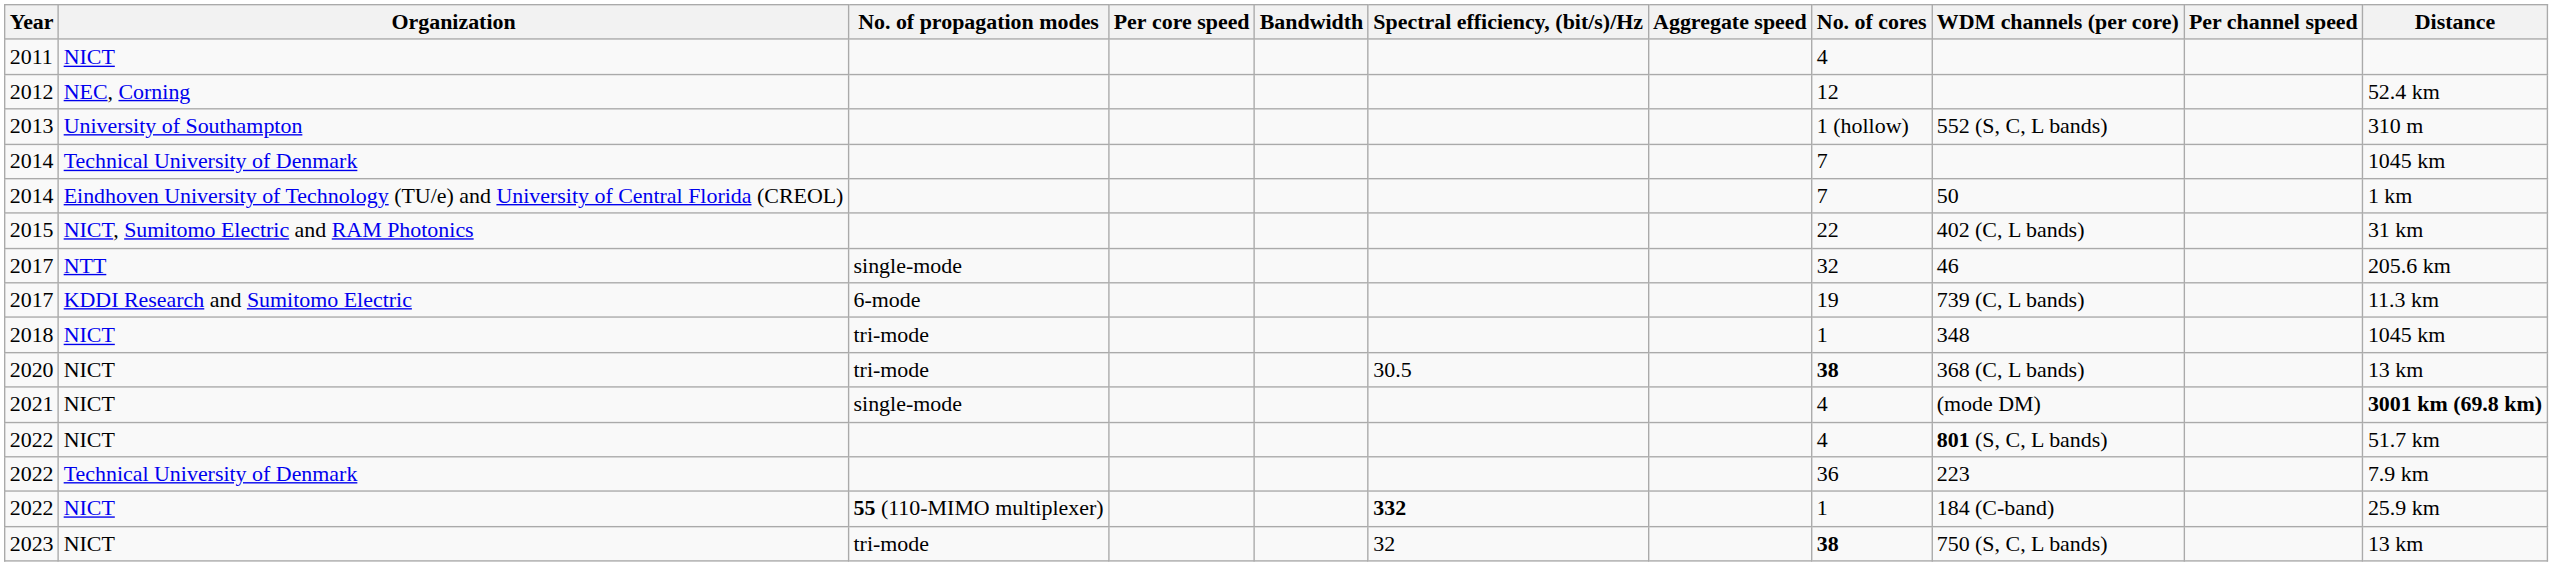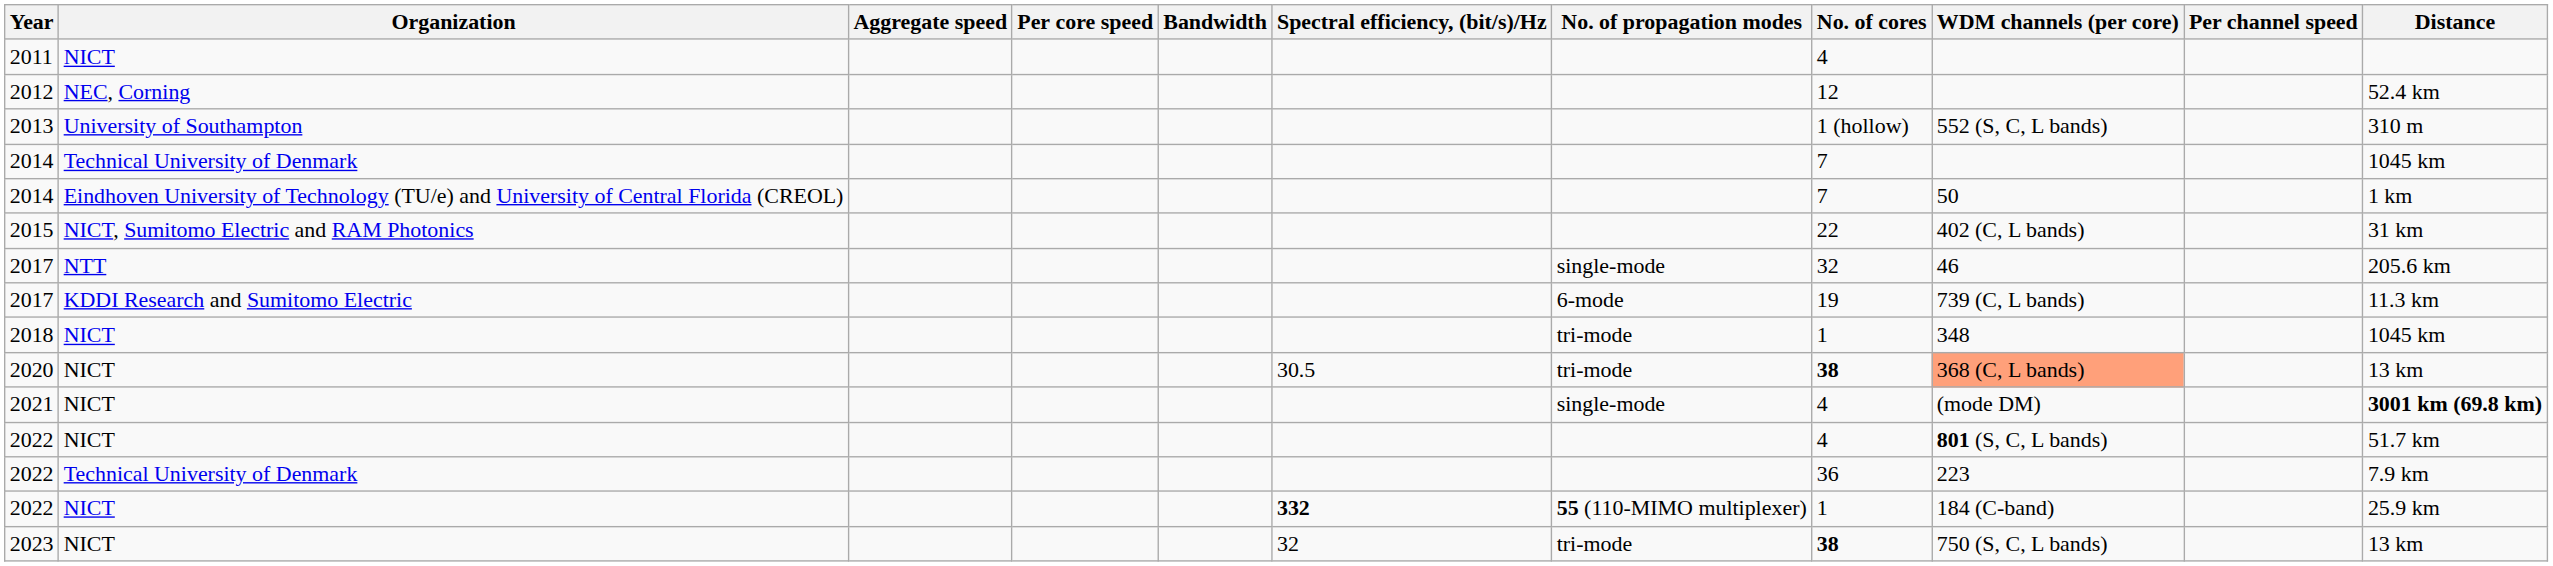columns swapped: (1730, 21) <-> (979, 21)
(2011, 369) no background -> (2011, 369) lightsalmon background
